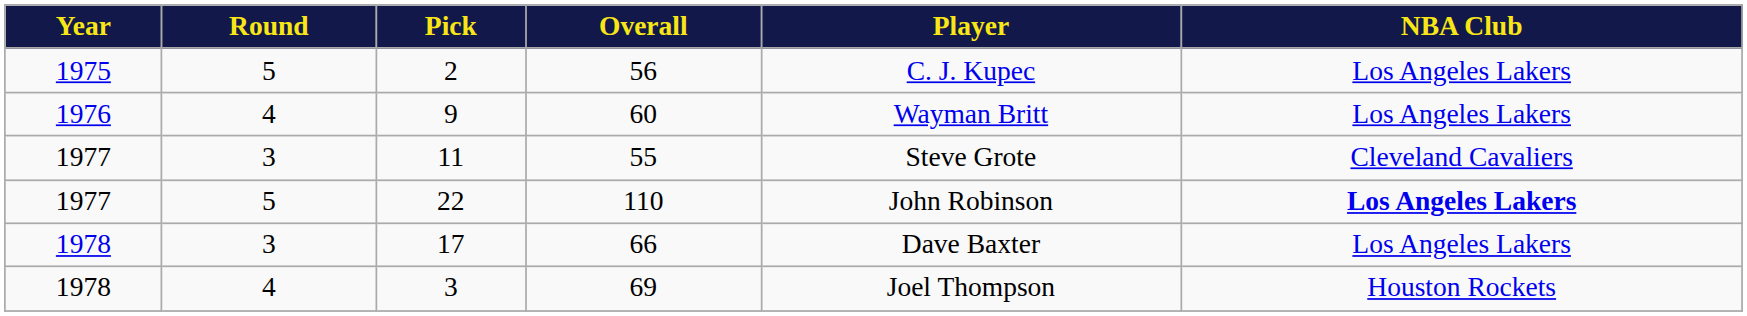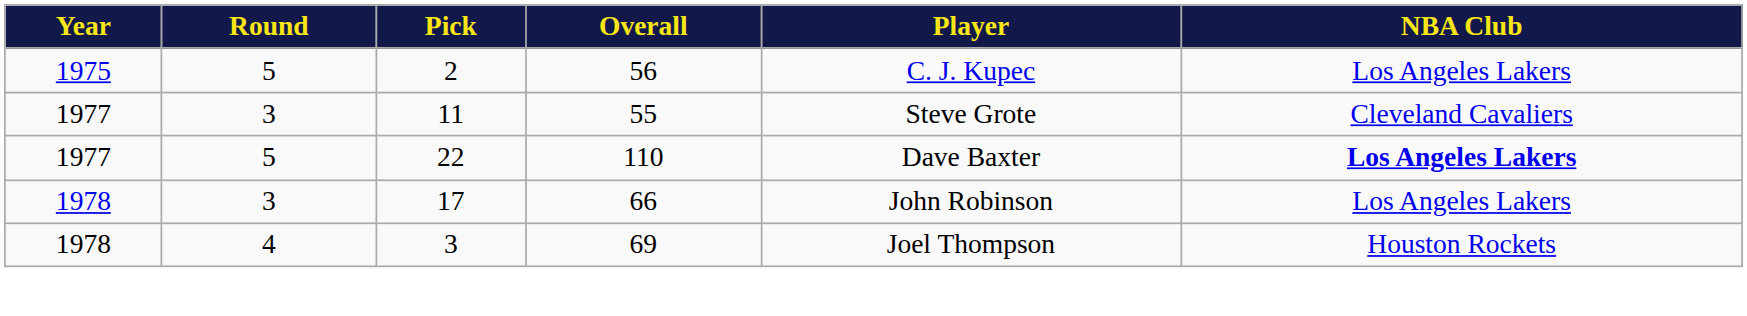- row: (451, 113)
(971, 200) John Robinson -> (971, 157) Dave Baxter
(971, 244) Dave Baxter -> (971, 200) John Robinson
